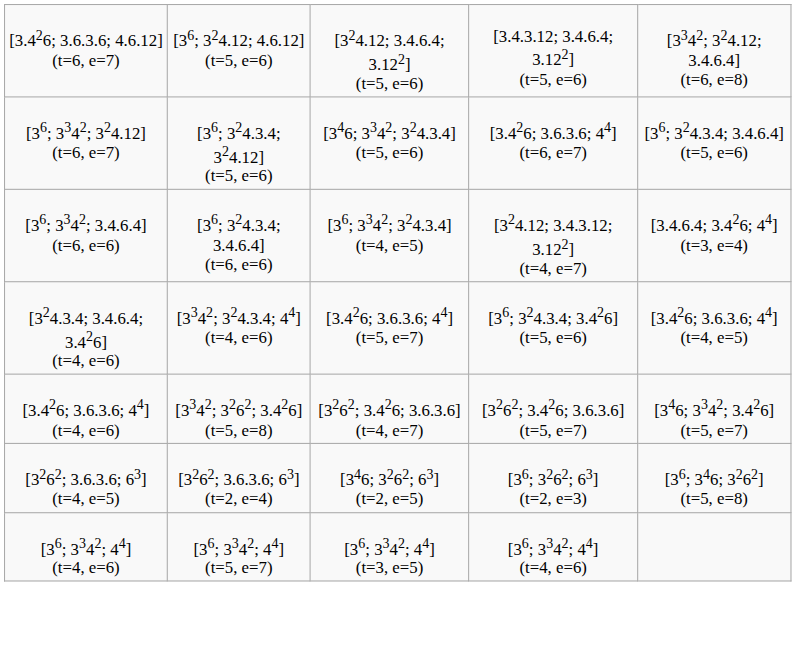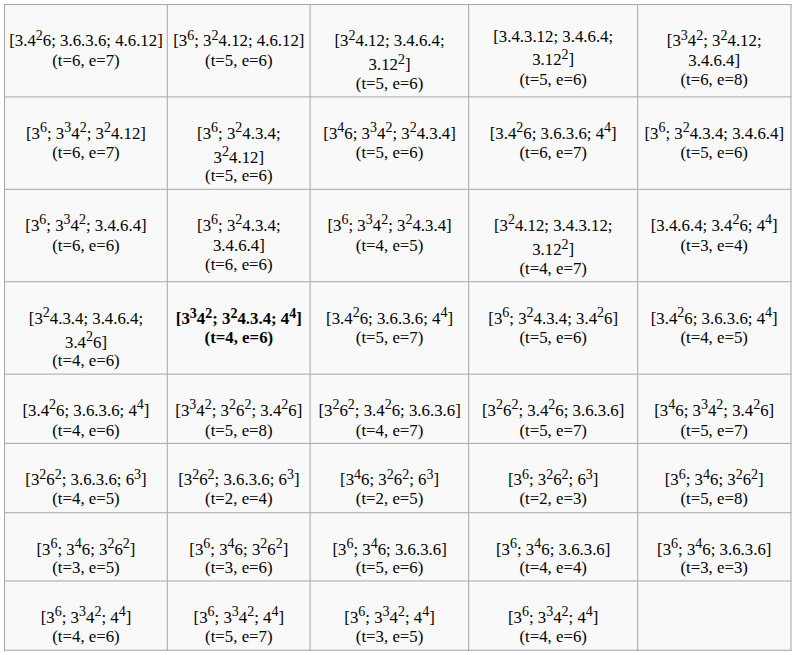(239, 325) normal -> (239, 325) bold
+ row: (86, 556)
